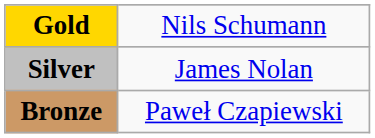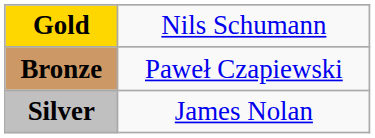rows swapped: (61, 68) <-> (61, 111)
